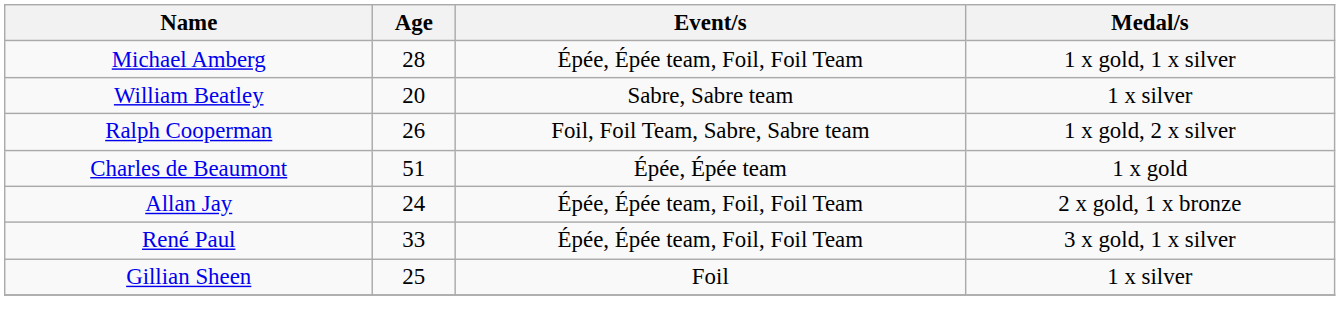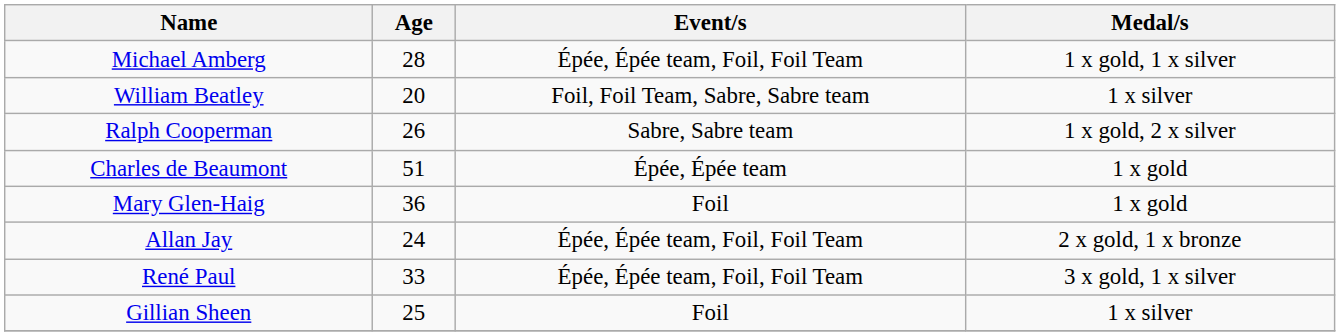(710, 95) Sabre, Sabre team -> (710, 95) Foil, Foil Team, Sabre, Sabre team
(710, 131) Foil, Foil Team, Sabre, Sabre team -> (710, 131) Sabre, Sabre team
+ row: (189, 204)
